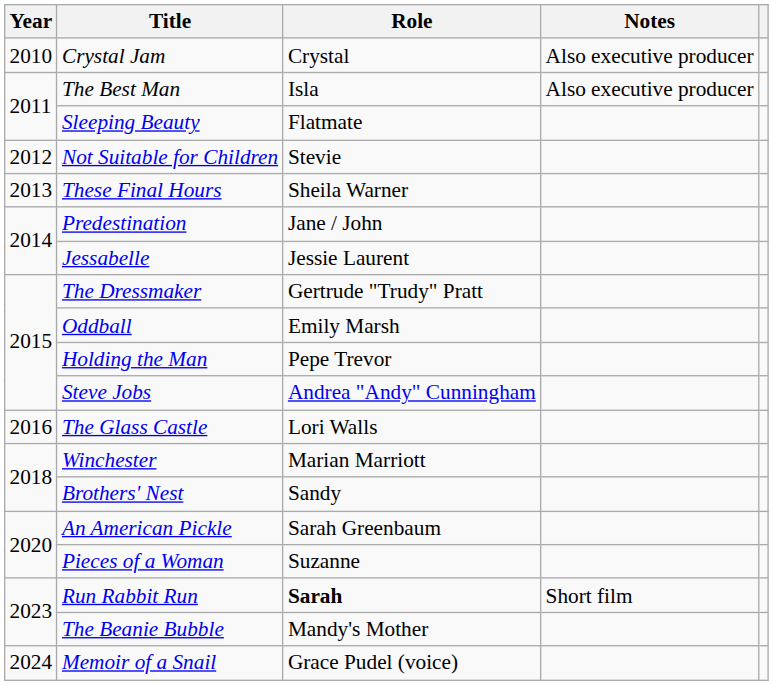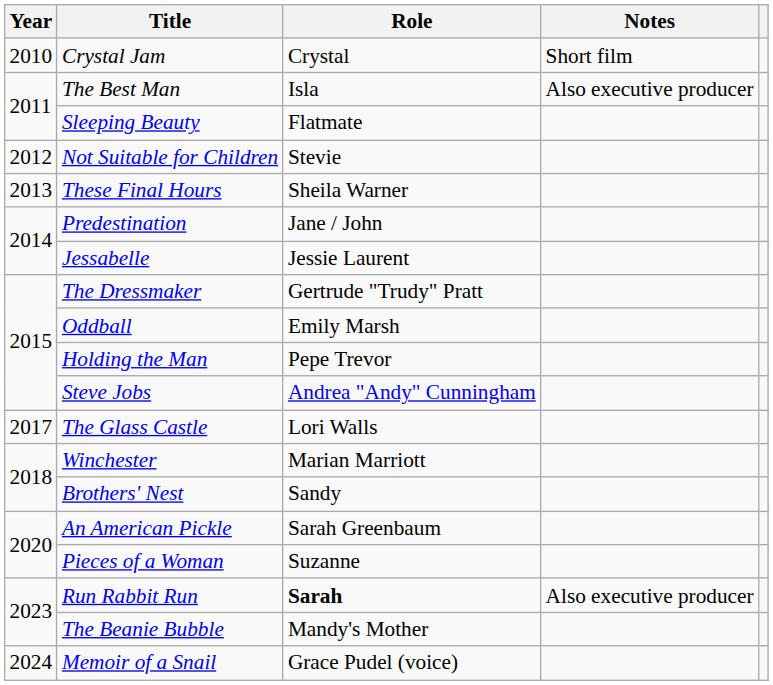(650, 55) Also executive producer -> (589, 55) Short film
(31, 426) 2016 -> (31, 426) 2017
(589, 595) Short film -> (650, 595) Also executive producer
